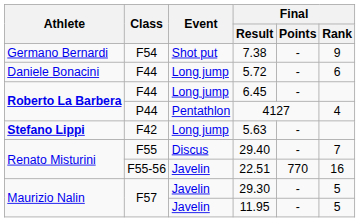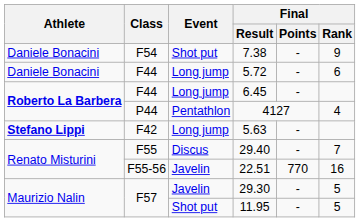(58, 53) Germano Bernardi -> (53, 53) Daniele Bonacini
(191, 208) Javelin -> (195, 208) Shot put
